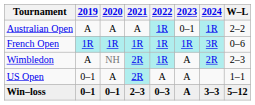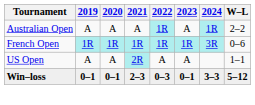(187, 28) 0–1 -> (187, 28) A
- row: (30, 60)
(88, 76) 0–1 -> (88, 60) A
(187, 92) A -> (187, 76) 0–1
